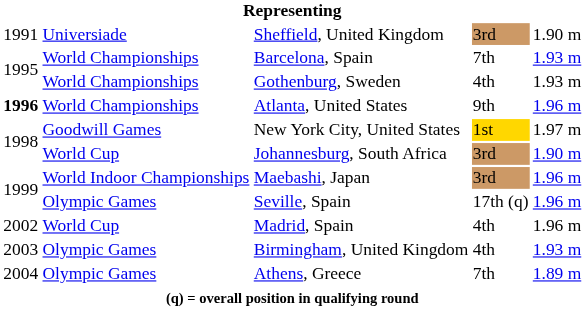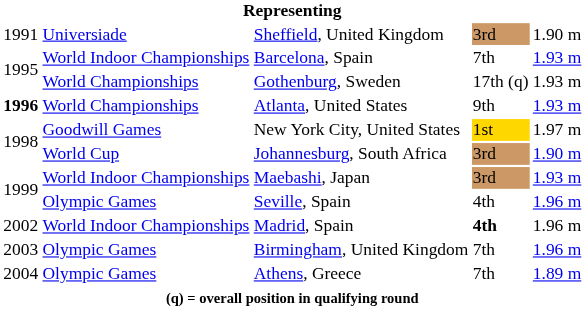(121, 57) World Championships -> (146, 57) World Indoor Championships
(484, 81) 4th -> (501, 81) 17th (q)
(557, 105) 1.96 m -> (557, 105) 1.93 m
(557, 177) 1.96 m -> (557, 177) 1.93 m
(501, 201) 17th (q) -> (484, 201) 4th
(81, 225) World Cup -> (146, 225) World Indoor Championships
(484, 225) normal -> (485, 225) bold
(484, 249) 4th -> (484, 249) 7th
(557, 249) 1.93 m -> (557, 249) 1.96 m
